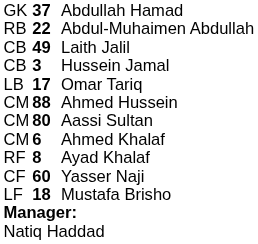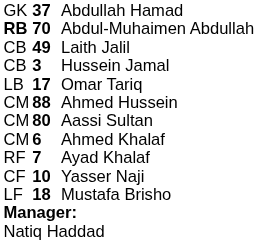(15, 29) normal -> (15, 29) bold
(41, 29) 22 -> (41, 29) 70
(37, 157) 8 -> (37, 157) 7
(41, 176) 60 -> (41, 176) 10
